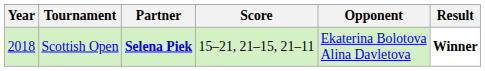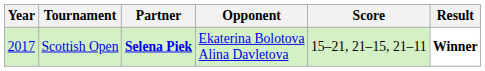columns swapped: (374, 16) <-> (256, 16)
(21, 46) 2018 -> (21, 46) 2017
